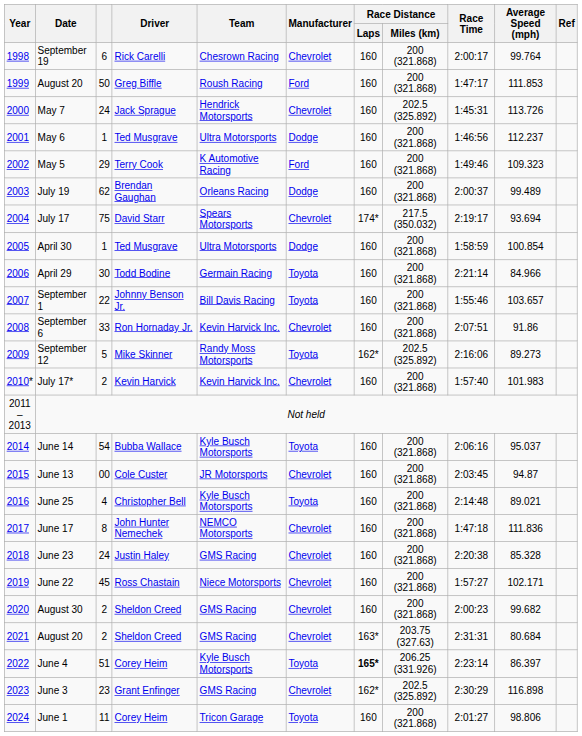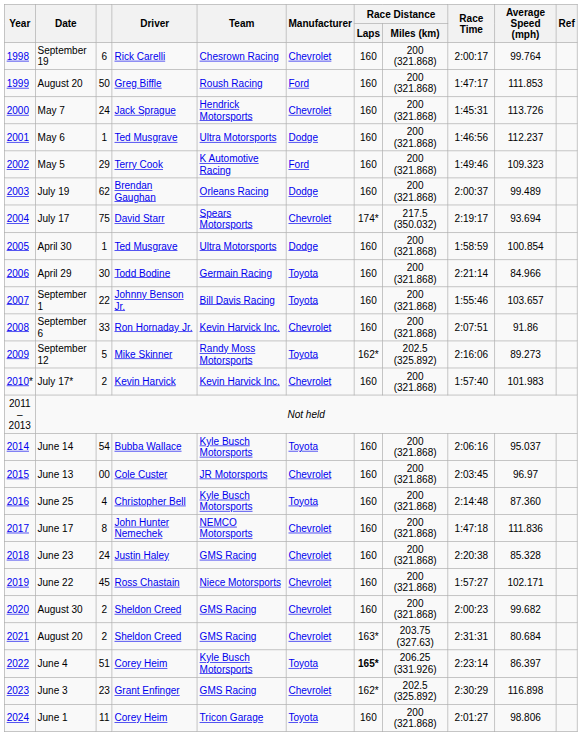(415, 111) 202.5 (325.892) -> (415, 111) 200 (321.868)
(525, 474) 94.87 -> (525, 474) 96.97
(525, 501) 89.021 -> (525, 501) 87.360
